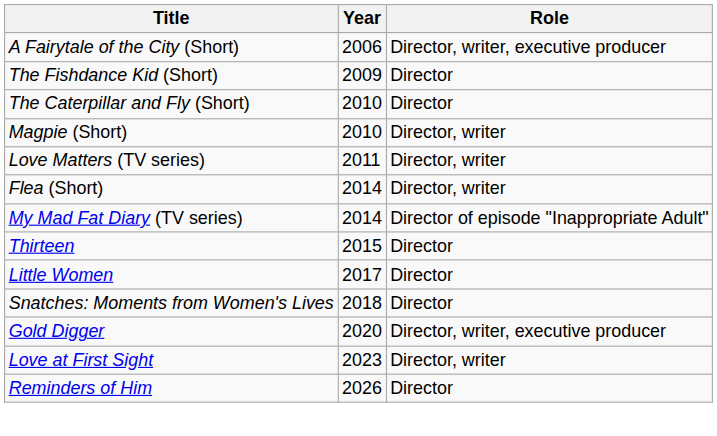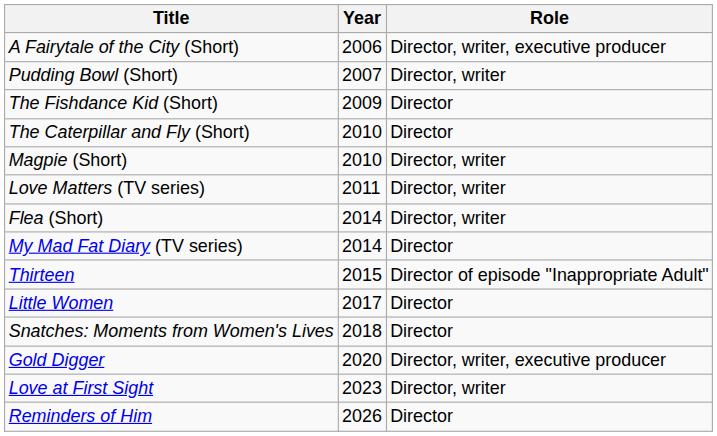+ row: (93, 75)
(549, 217) Director of episode "Inappropriate Adult" -> (422, 246) Director
(422, 246) Director -> (549, 274) Director of episode "Inappropriate Adult"
